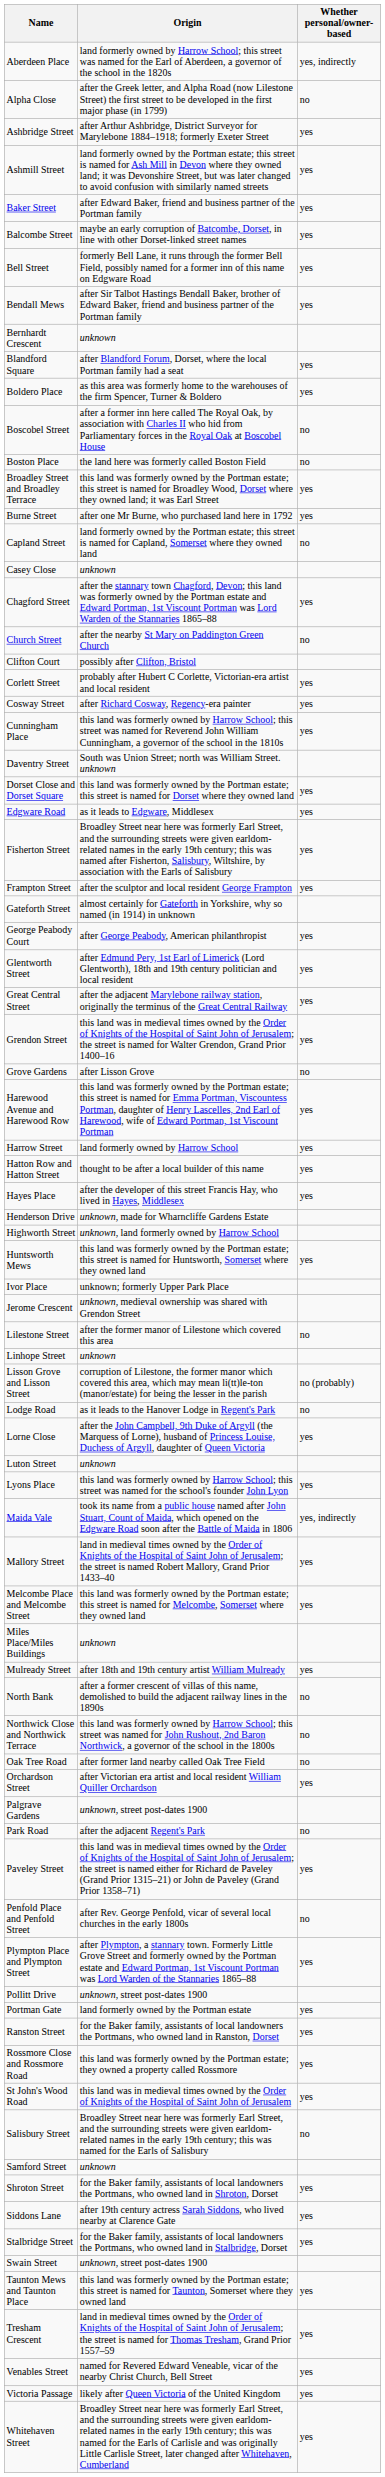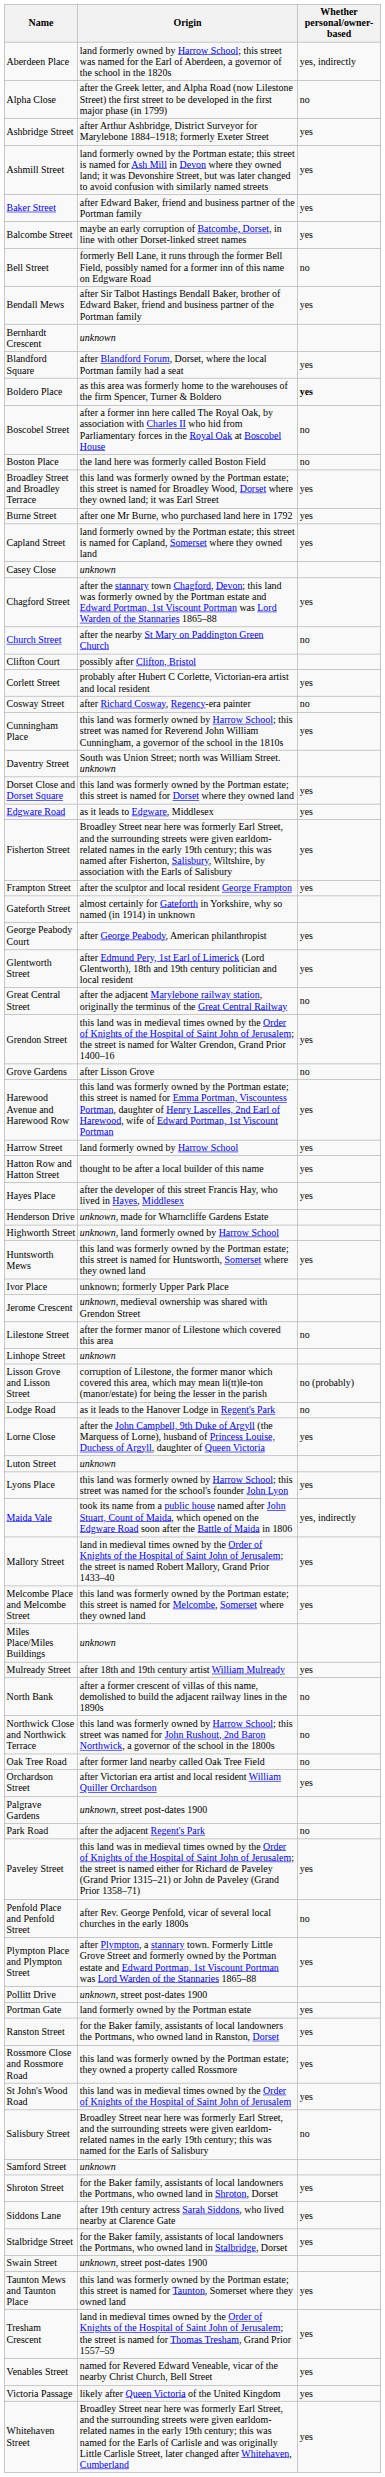(306, 267) yes -> (305, 267) no
(306, 391) normal -> (306, 391) bold
(305, 543) no -> (306, 543) yes
(306, 704) yes -> (305, 704) no
(306, 1001) yes -> (305, 1001) no
